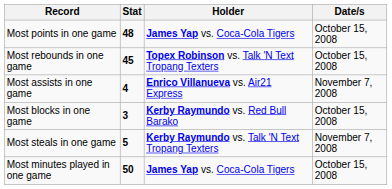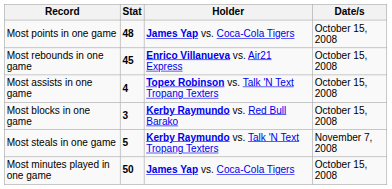(220, 61) Topex Robinson vs. Talk 'N Text Tropang Texters -> (209, 61) Enrico Villanueva vs. Air21 Express
(209, 88) Enrico Villanueva vs. Air21 Express -> (220, 88) Topex Robinson vs. Talk 'N Text Tropang Texters
(344, 88) November 7, 2008 -> (341, 88) October 15, 2008
